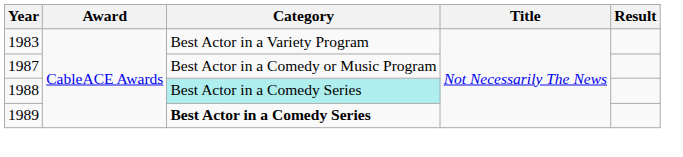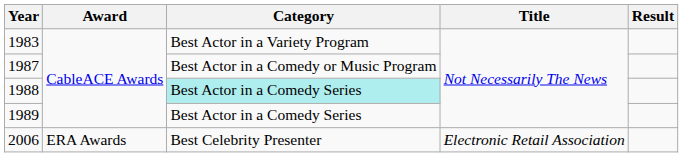(271, 115) bold -> (266, 115) normal
+ row: (24, 139)
